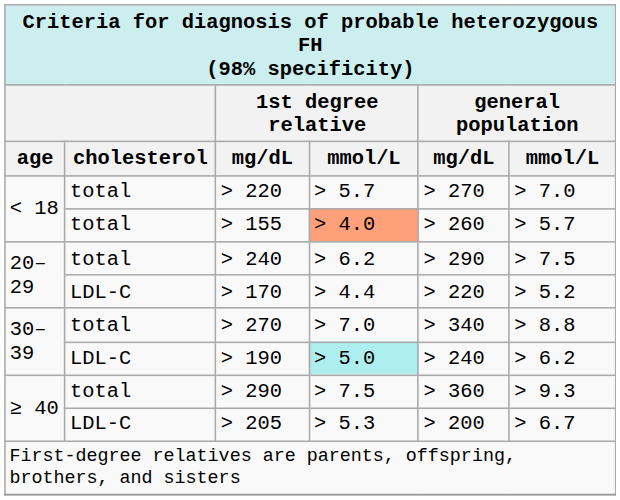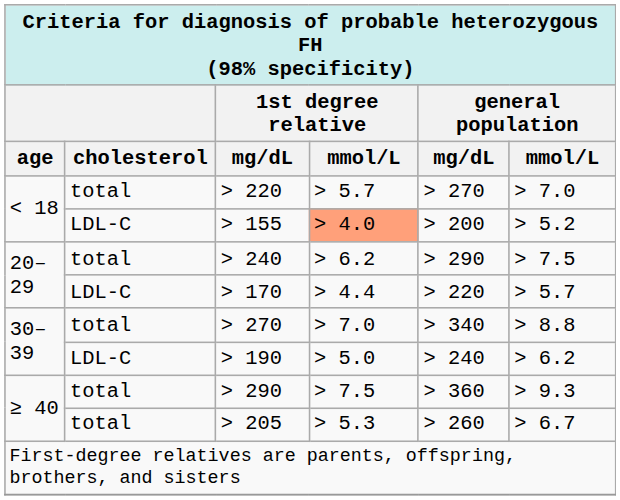(101, 225) total -> (101, 225) LDL-C
(454, 225) > 260 -> (454, 225) > 200
(545, 225) > 5.7 -> (545, 225) > 5.2
(545, 292) > 5.2 -> (545, 292) > 5.7
(345, 358) paleturquoise background -> (345, 358) no background
(101, 425) LDL-C -> (101, 425) total
(454, 425) > 200 -> (454, 425) > 260
